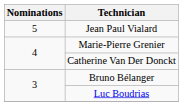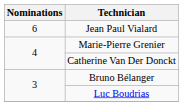(35, 28) 5 -> (35, 28) 6
